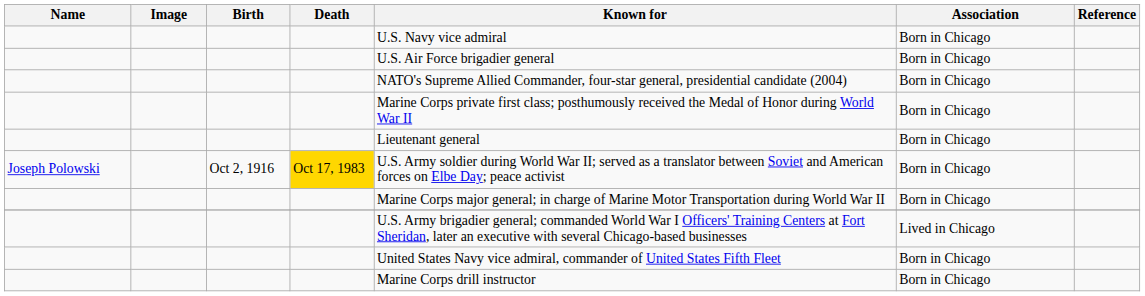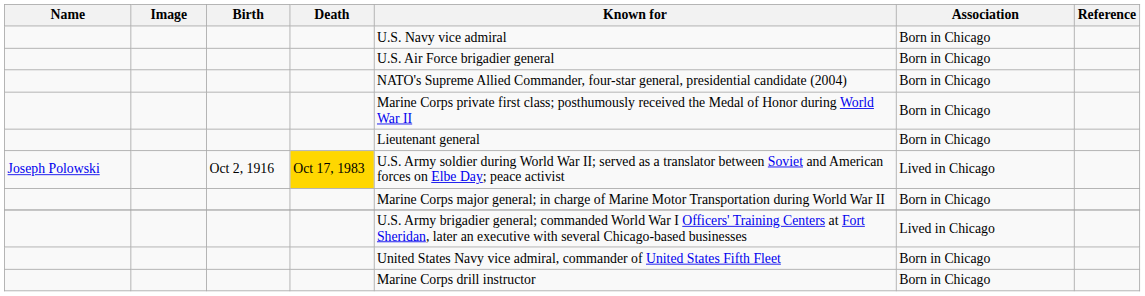(945, 169) Born in Chicago -> (947, 169) Lived in Chicago
